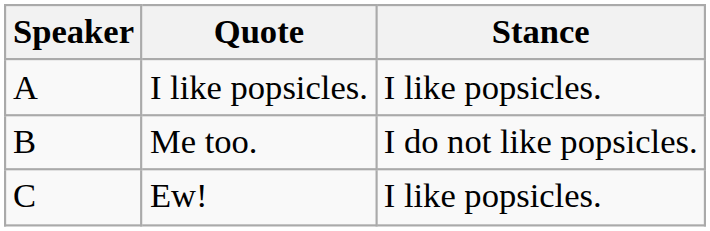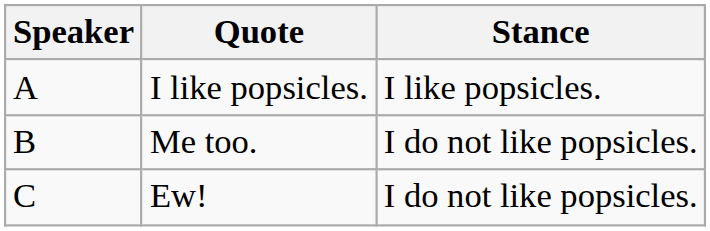(493, 196) I like popsicles. -> (541, 196) I do not like popsicles.
